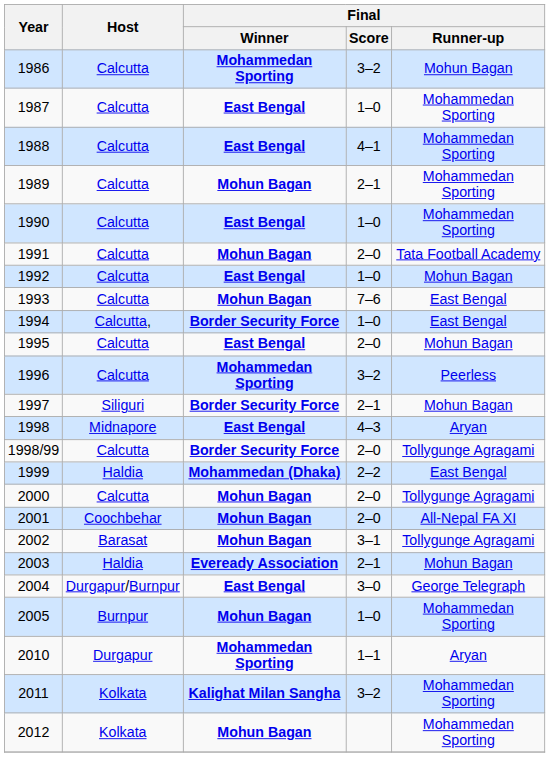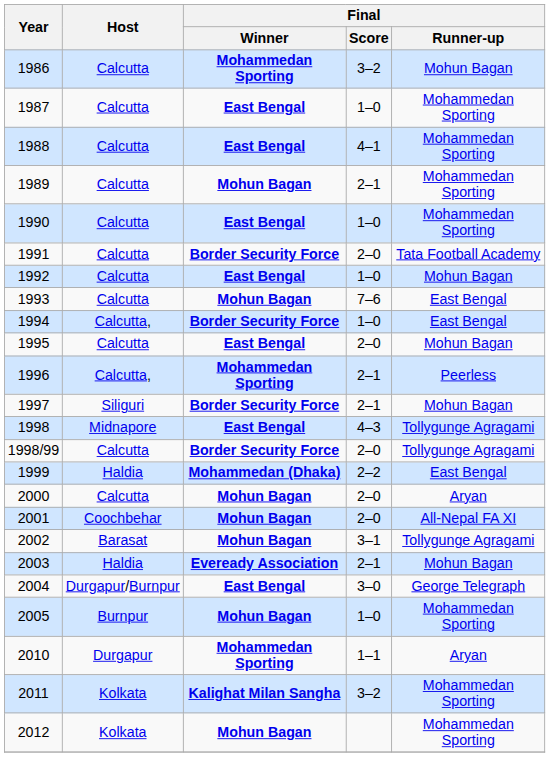(264, 253) Mohun Bagan -> (264, 253) Border Security Force
(123, 374) Calcutta -> (123, 374) Calcutta,
(369, 374) 3–2 -> (369, 374) 2–1
(468, 428) Aryan -> (468, 428) Tollygunge Agragami
(468, 495) Tollygunge Agragami -> (468, 495) Aryan
